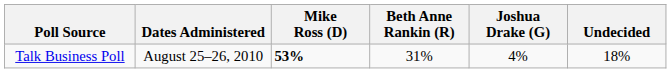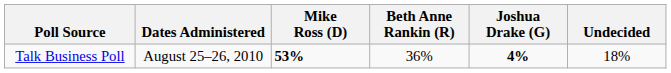(419, 56) 31% -> (419, 56) 36%
(518, 56) normal -> (518, 56) bold
